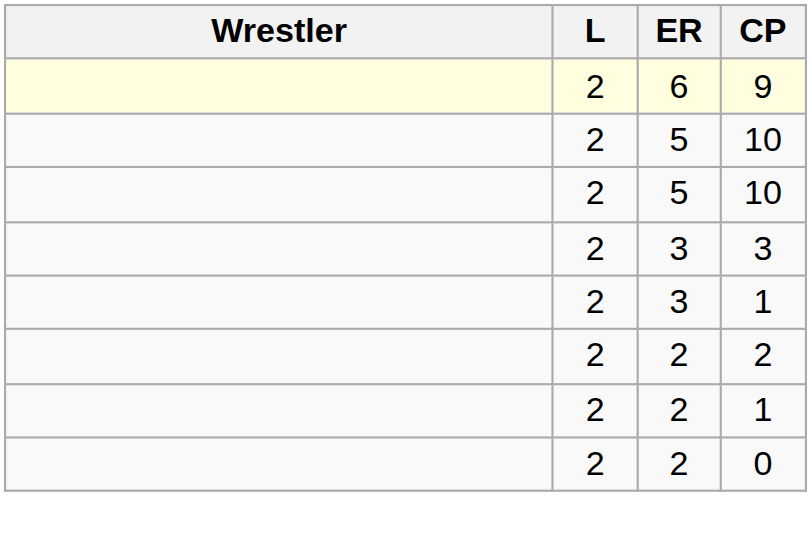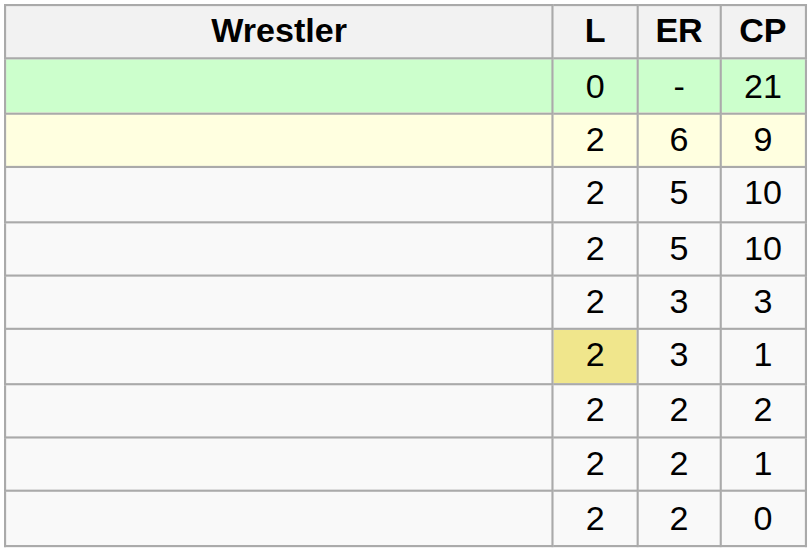+ row: (679, 85)
(595, 301) no background -> (595, 355) khaki background
